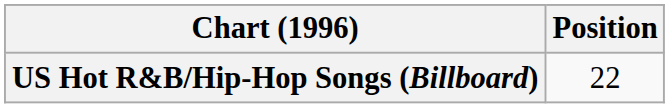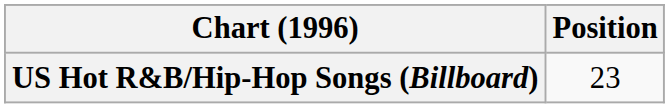(605, 77) 22 -> (605, 77) 23
